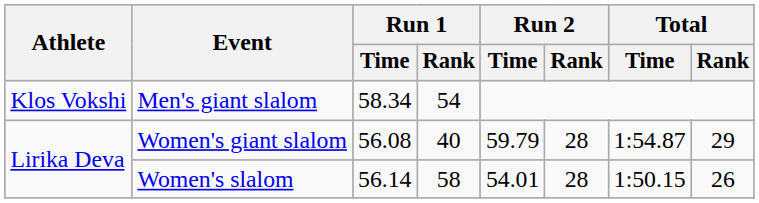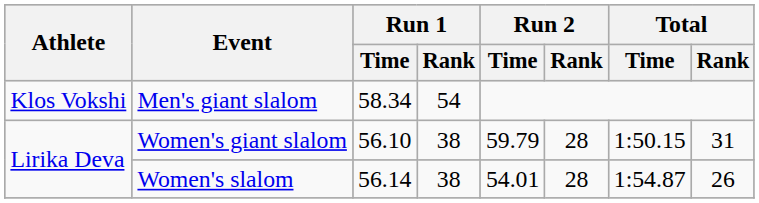(385, 139) 56.08 -> (385, 139) 56.10
(449, 139) 40 -> (449, 139) 38
(650, 139) 1:54.87 -> (650, 139) 1:50.15
(723, 139) 29 -> (723, 139) 31
(449, 179) 58 -> (449, 179) 38
(650, 179) 1:50.15 -> (650, 179) 1:54.87
